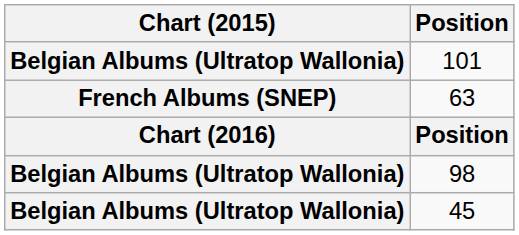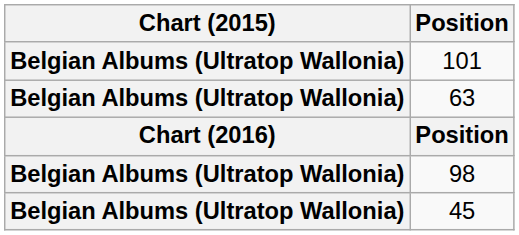(207, 98) French Albums (SNEP) -> (207, 98) Belgian Albums (Ultratop Wallonia)
